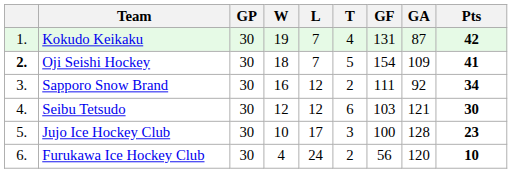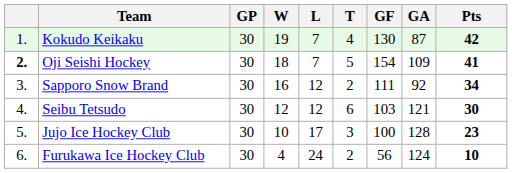(384, 39) 131 -> (384, 39) 130
(419, 156) 120 -> (419, 156) 124
